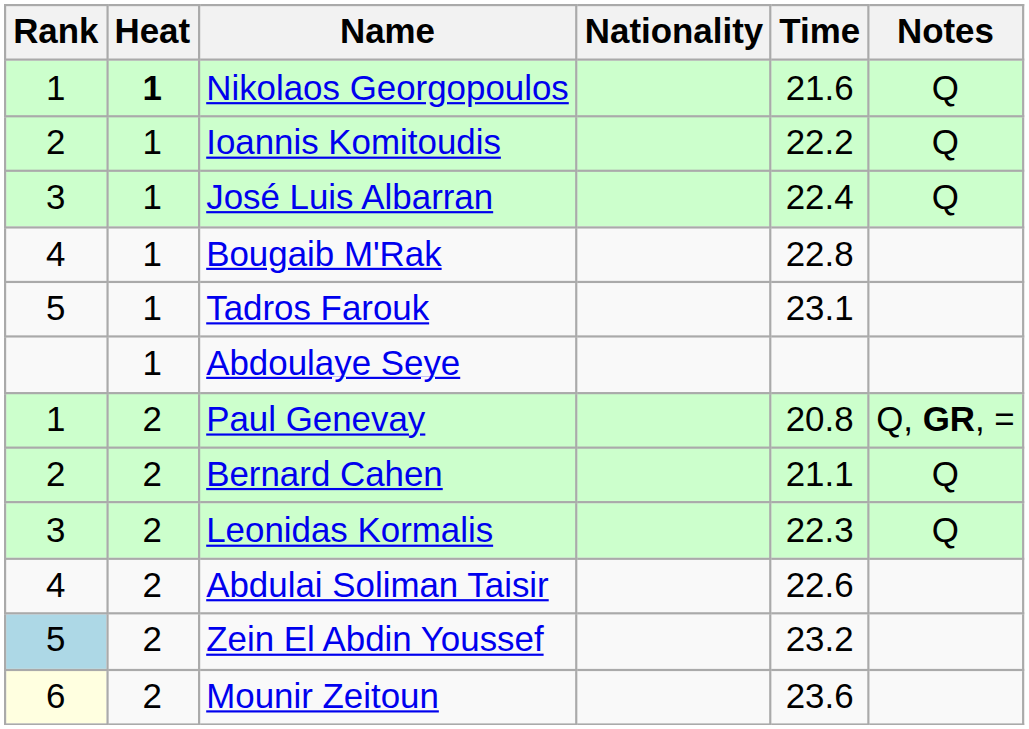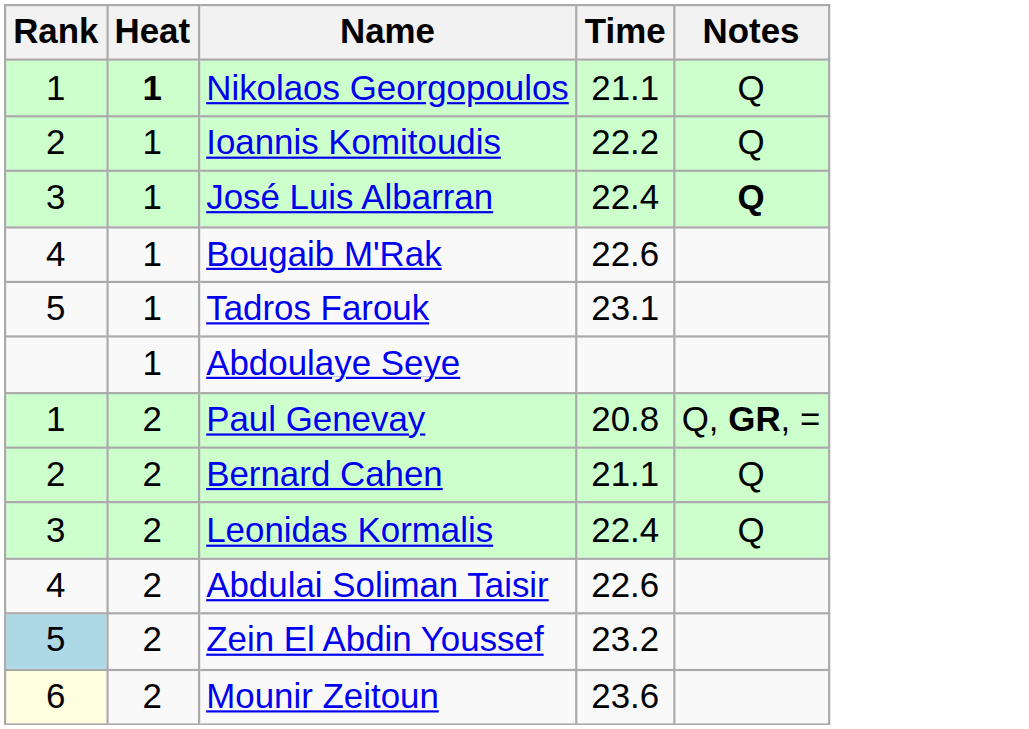- column: (674, 32)
(820, 87) 21.6 -> (625, 87) 21.1
(945, 198) normal -> (751, 198) bold
(820, 253) 22.8 -> (625, 253) 22.6
(820, 530) 22.3 -> (625, 530) 22.4
